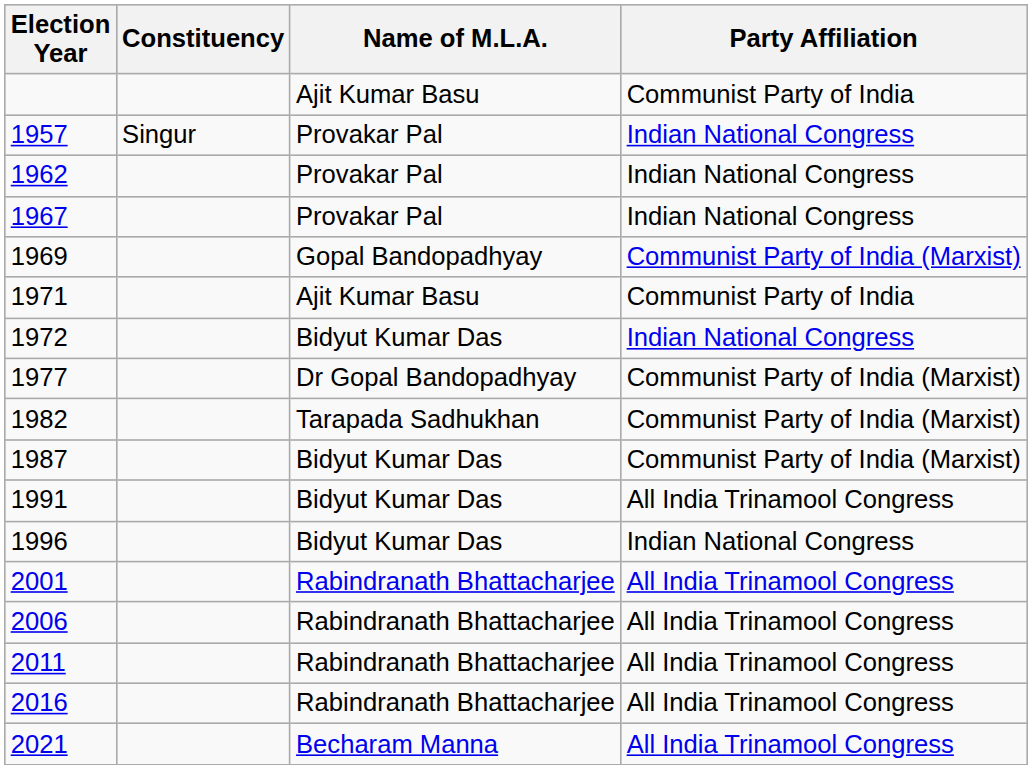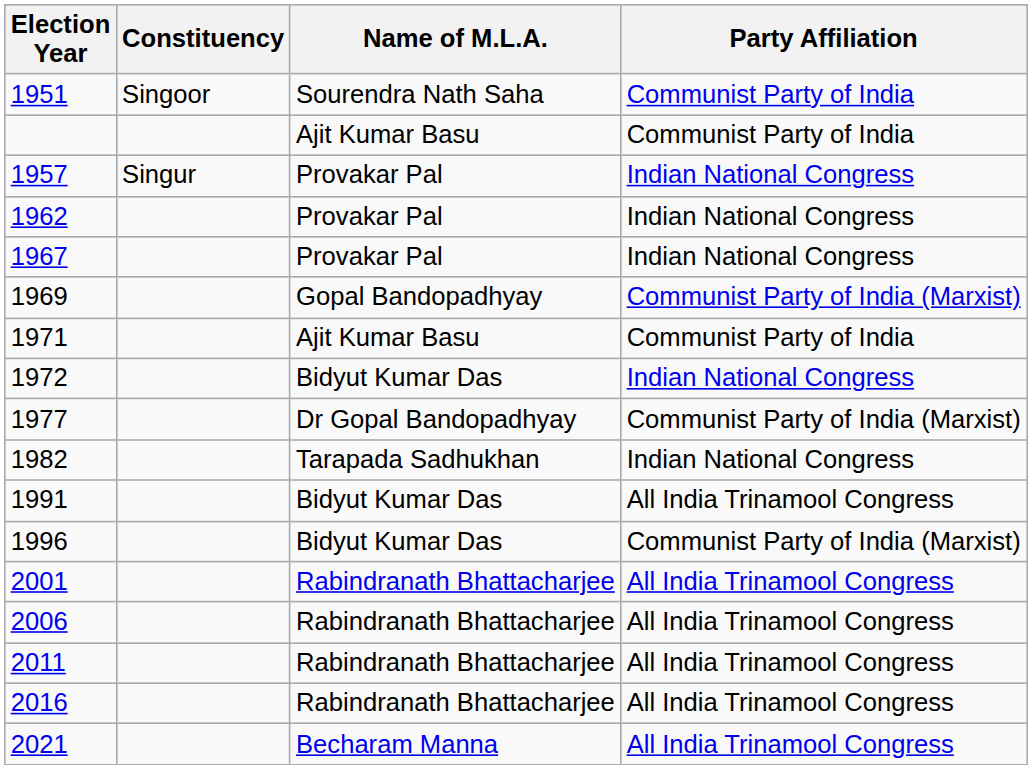+ row: (39, 94)
(824, 418) Communist Party of India (Marxist) -> (770, 459) Indian National Congress
- row: (39, 459)
(770, 540) Indian National Congress -> (824, 540) Communist Party of India (Marxist)
